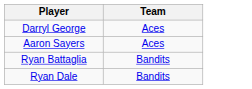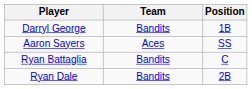+ column: (225, 12)
(153, 28) Aces -> (153, 28) Bandits
